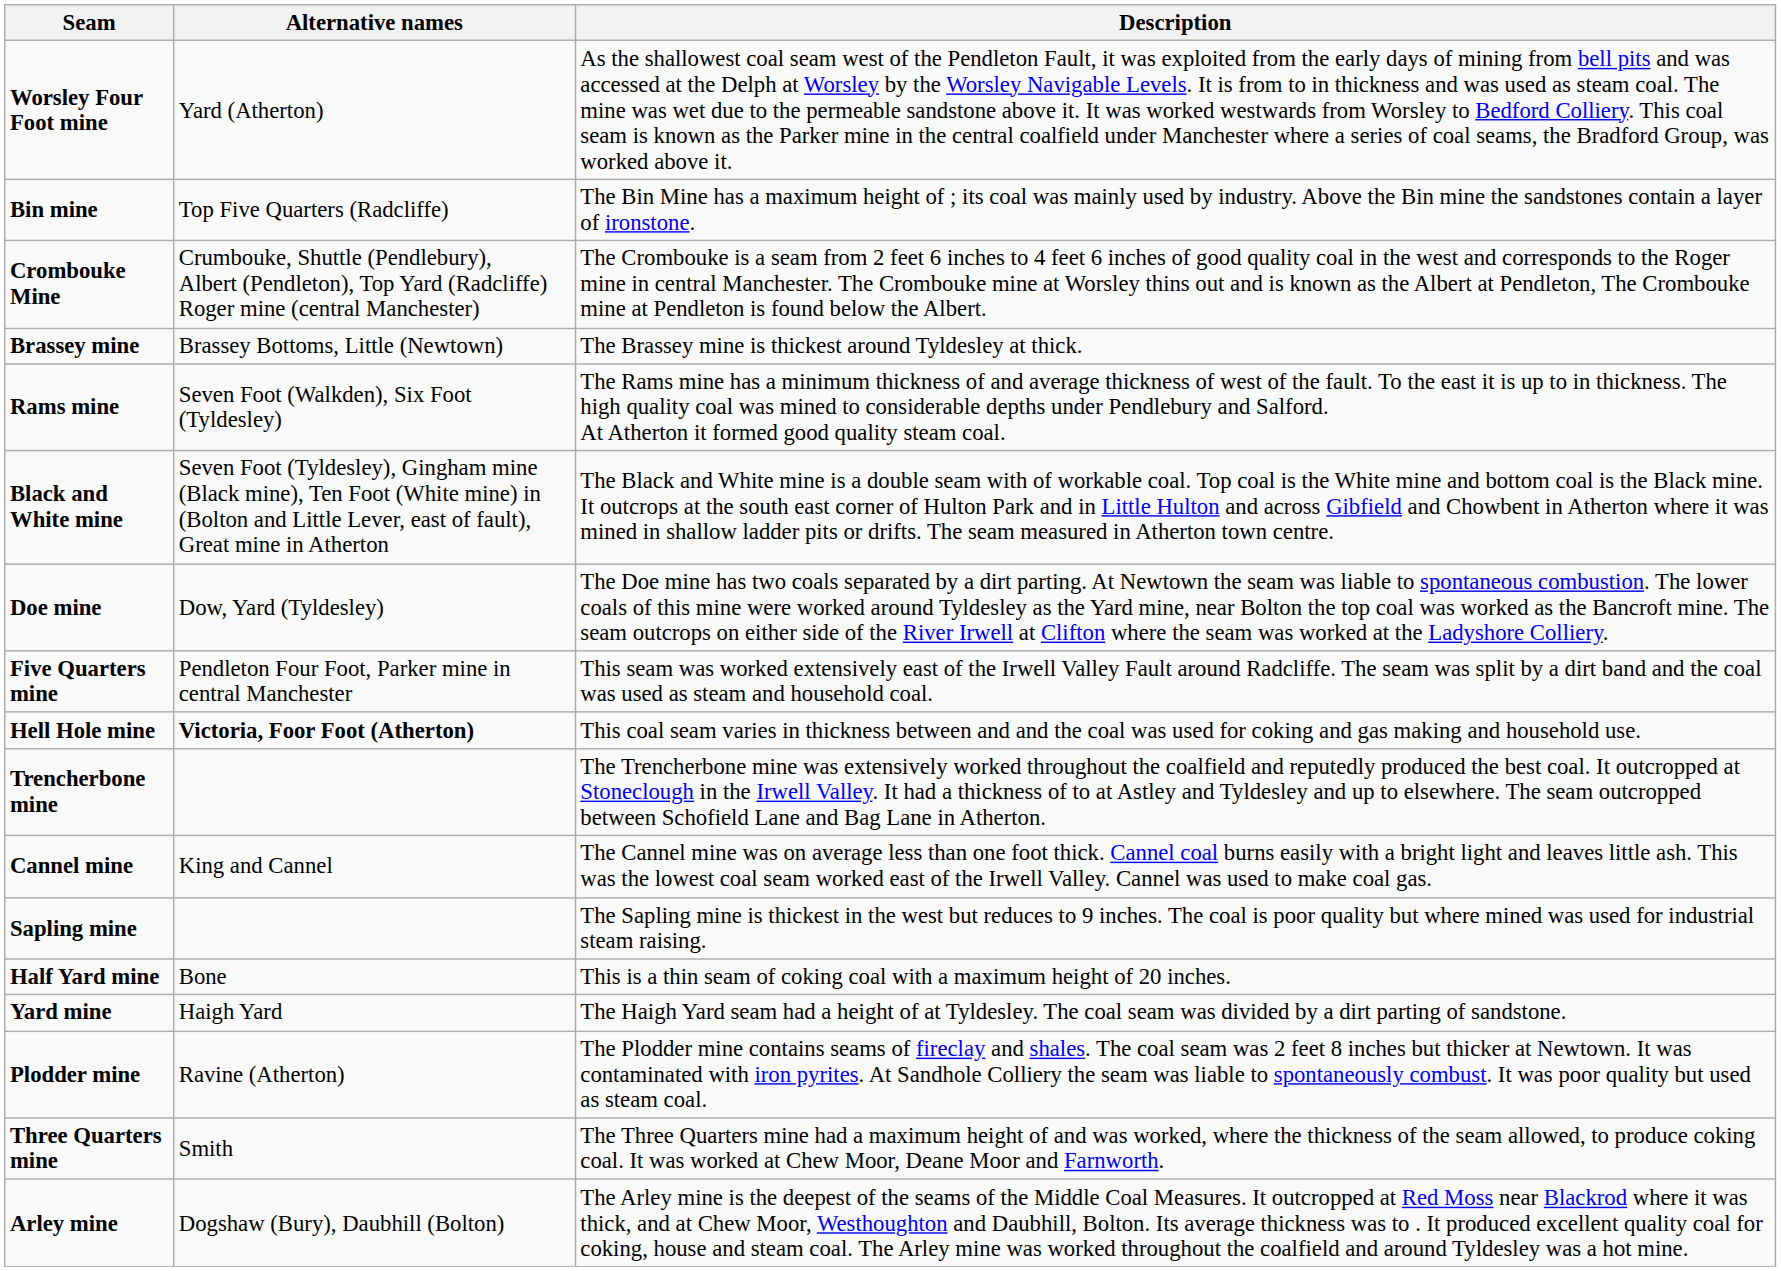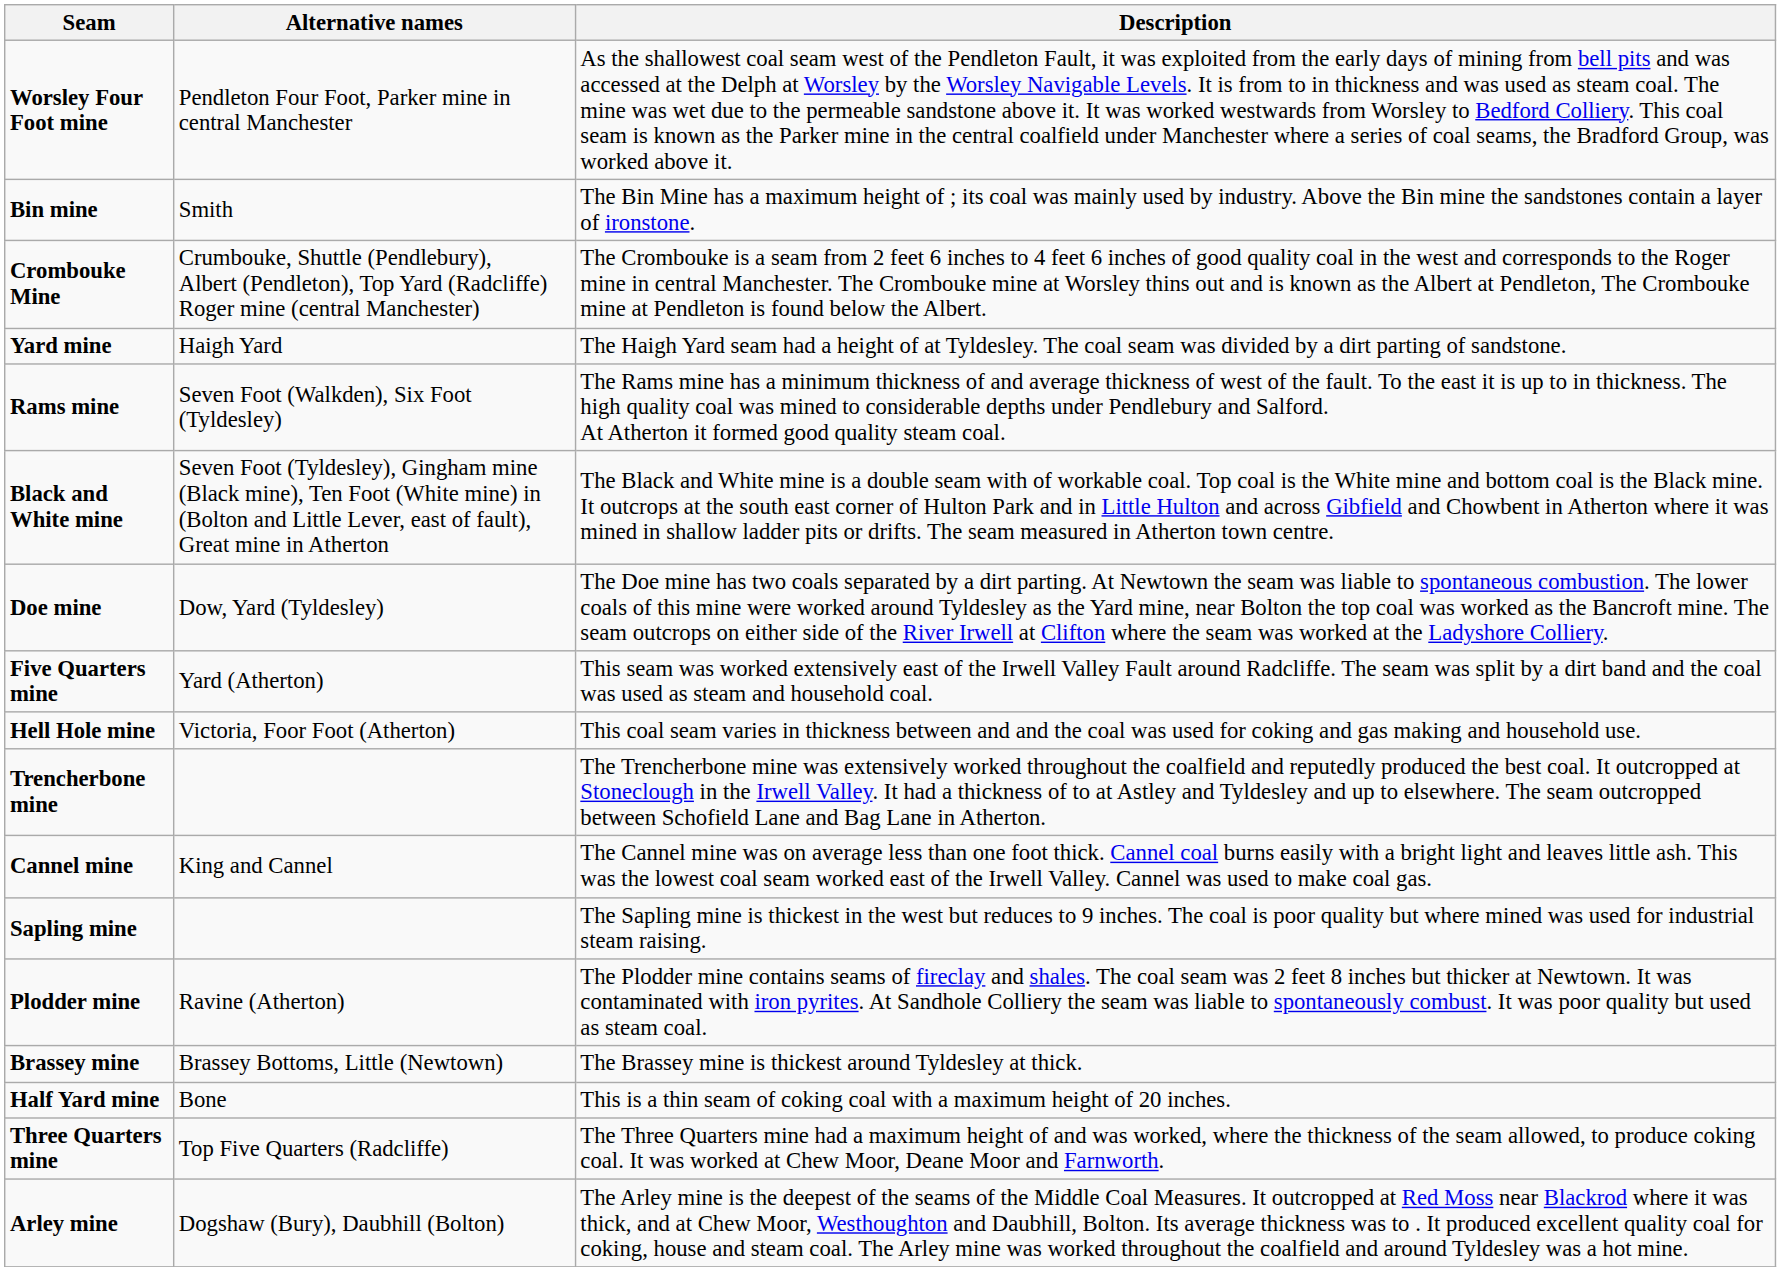(251, 109) Yard (Atherton) -> (345, 109) Pendleton Four Foot, Parker mine in central Manchester
(314, 209) Top Five Quarters (Radcliffe) -> (206, 209) Smith
rows swapped: (75, 345) <-> (61, 1012)
(345, 681) Pendleton Four Foot, Parker mine in central Manchester -> (251, 681) Yard (Atherton)
(326, 730) bold -> (317, 730) normal
rows swapped: (75, 1074) <-> (85, 976)
(206, 1148) Smith -> (314, 1148) Top Five Quarters (Radcliffe)
